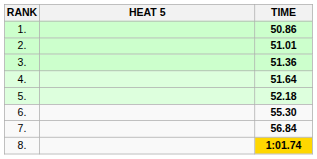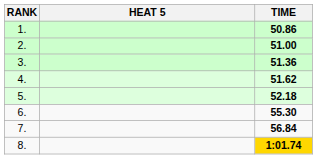(284, 46) 51.01 -> (284, 46) 51.00
(284, 79) 51.64 -> (284, 79) 51.62
